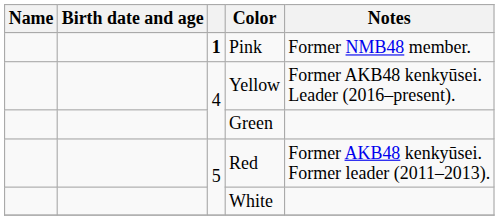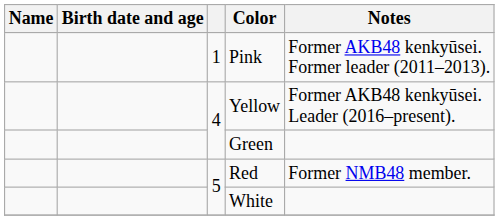(216, 47) bold -> (216, 57) normal
(380, 47) Former NMB48 member. -> (389, 57) Former AKB48 kenkyūsei. Former leader (2011–2013).
(389, 162) Former AKB48 kenkyūsei. Former leader (2011–2013). -> (380, 172) Former NMB48 member.
